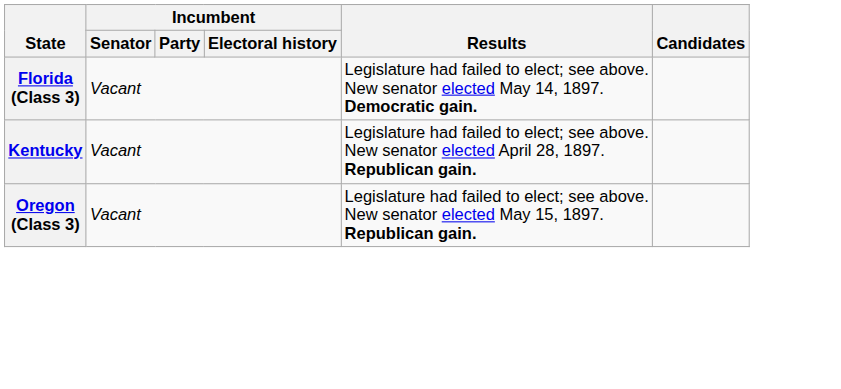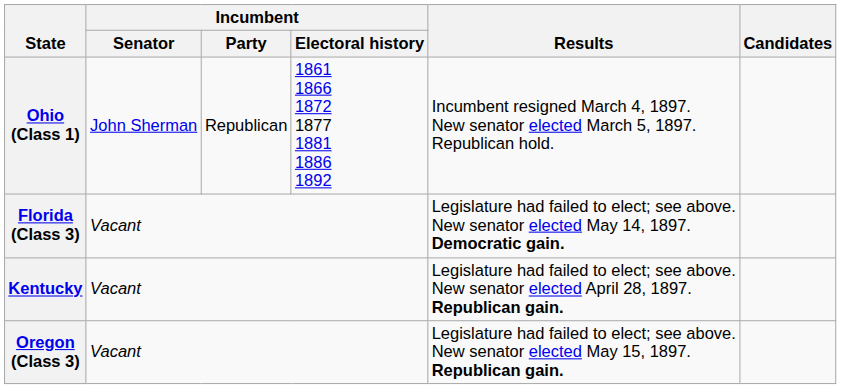+ row: (45, 125)
